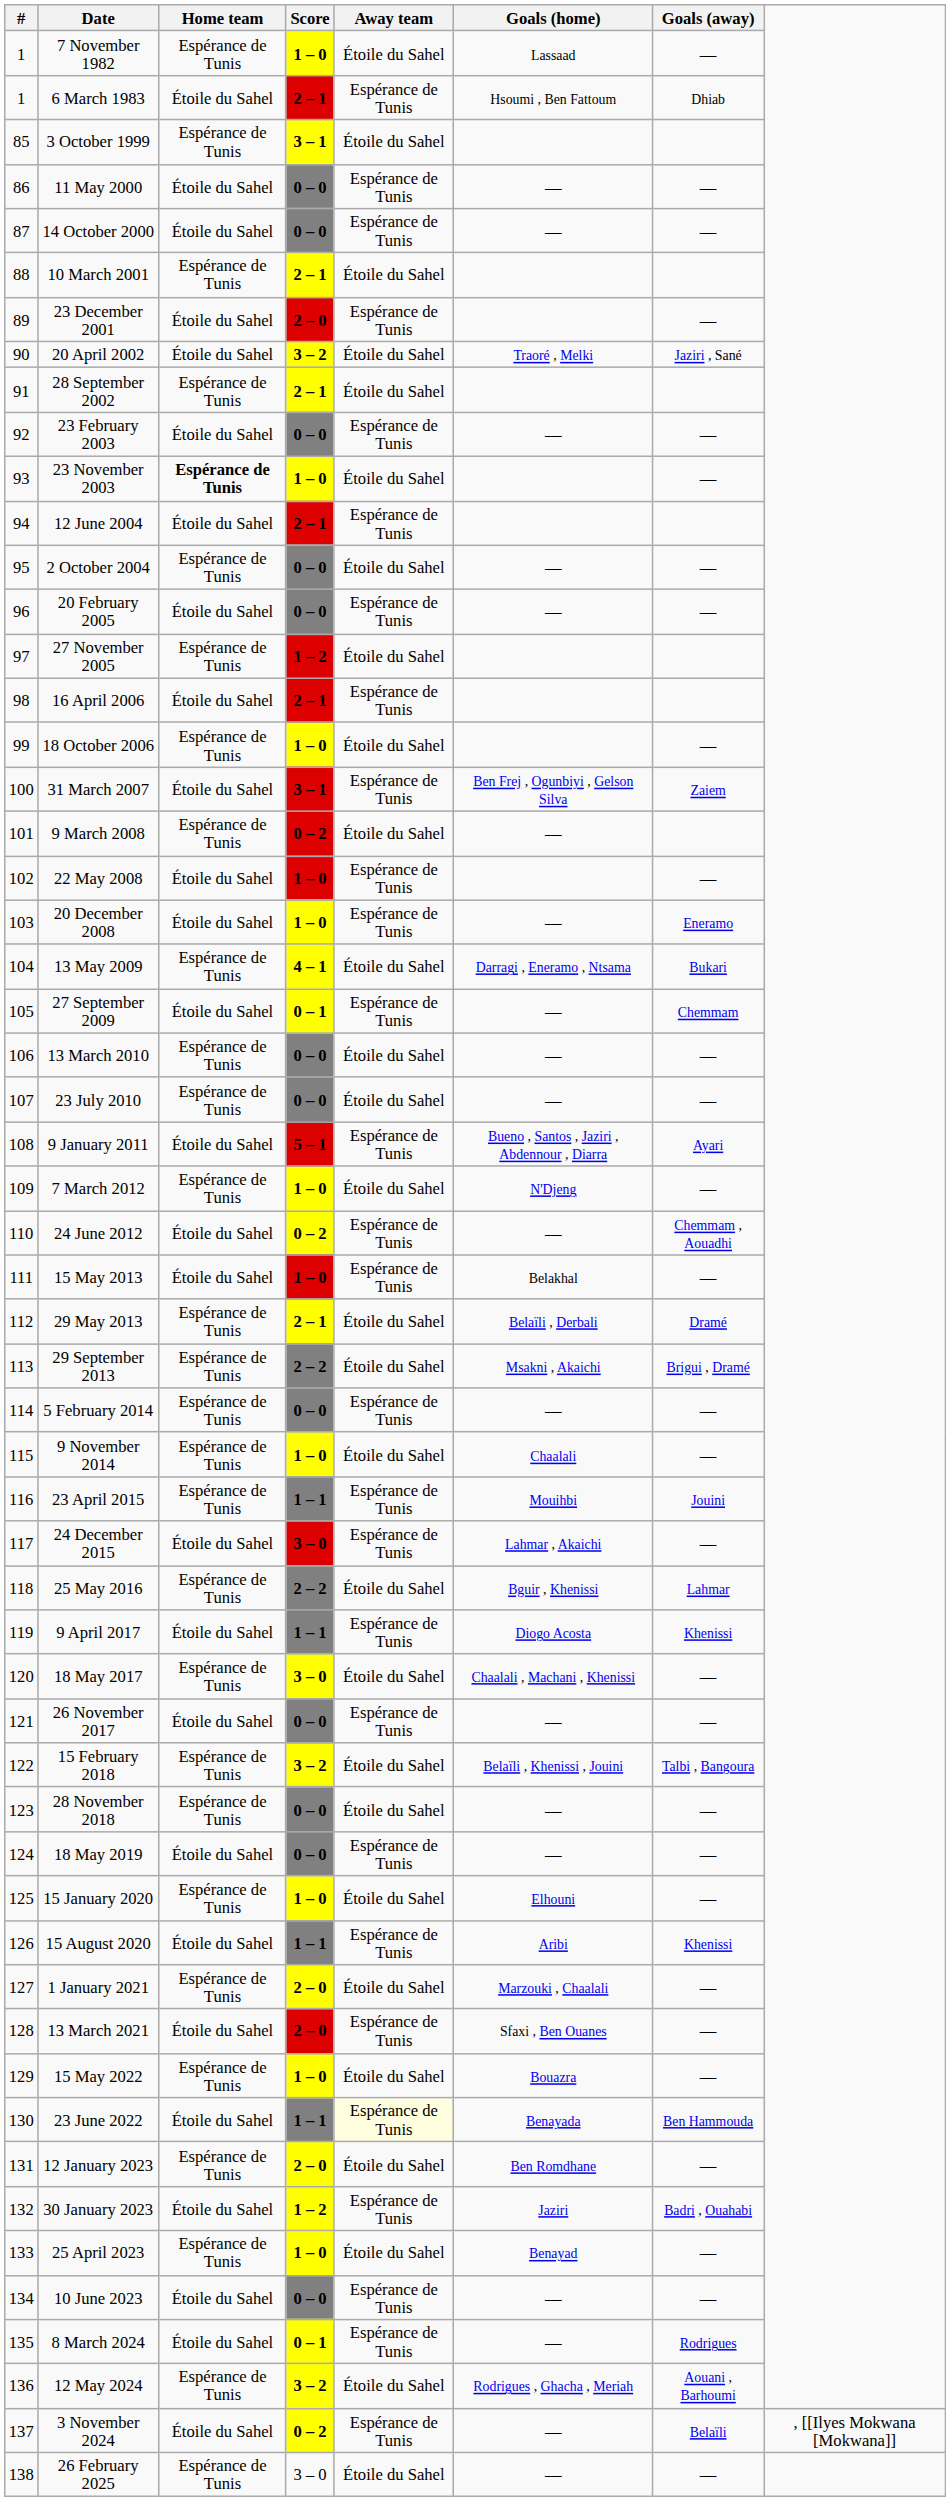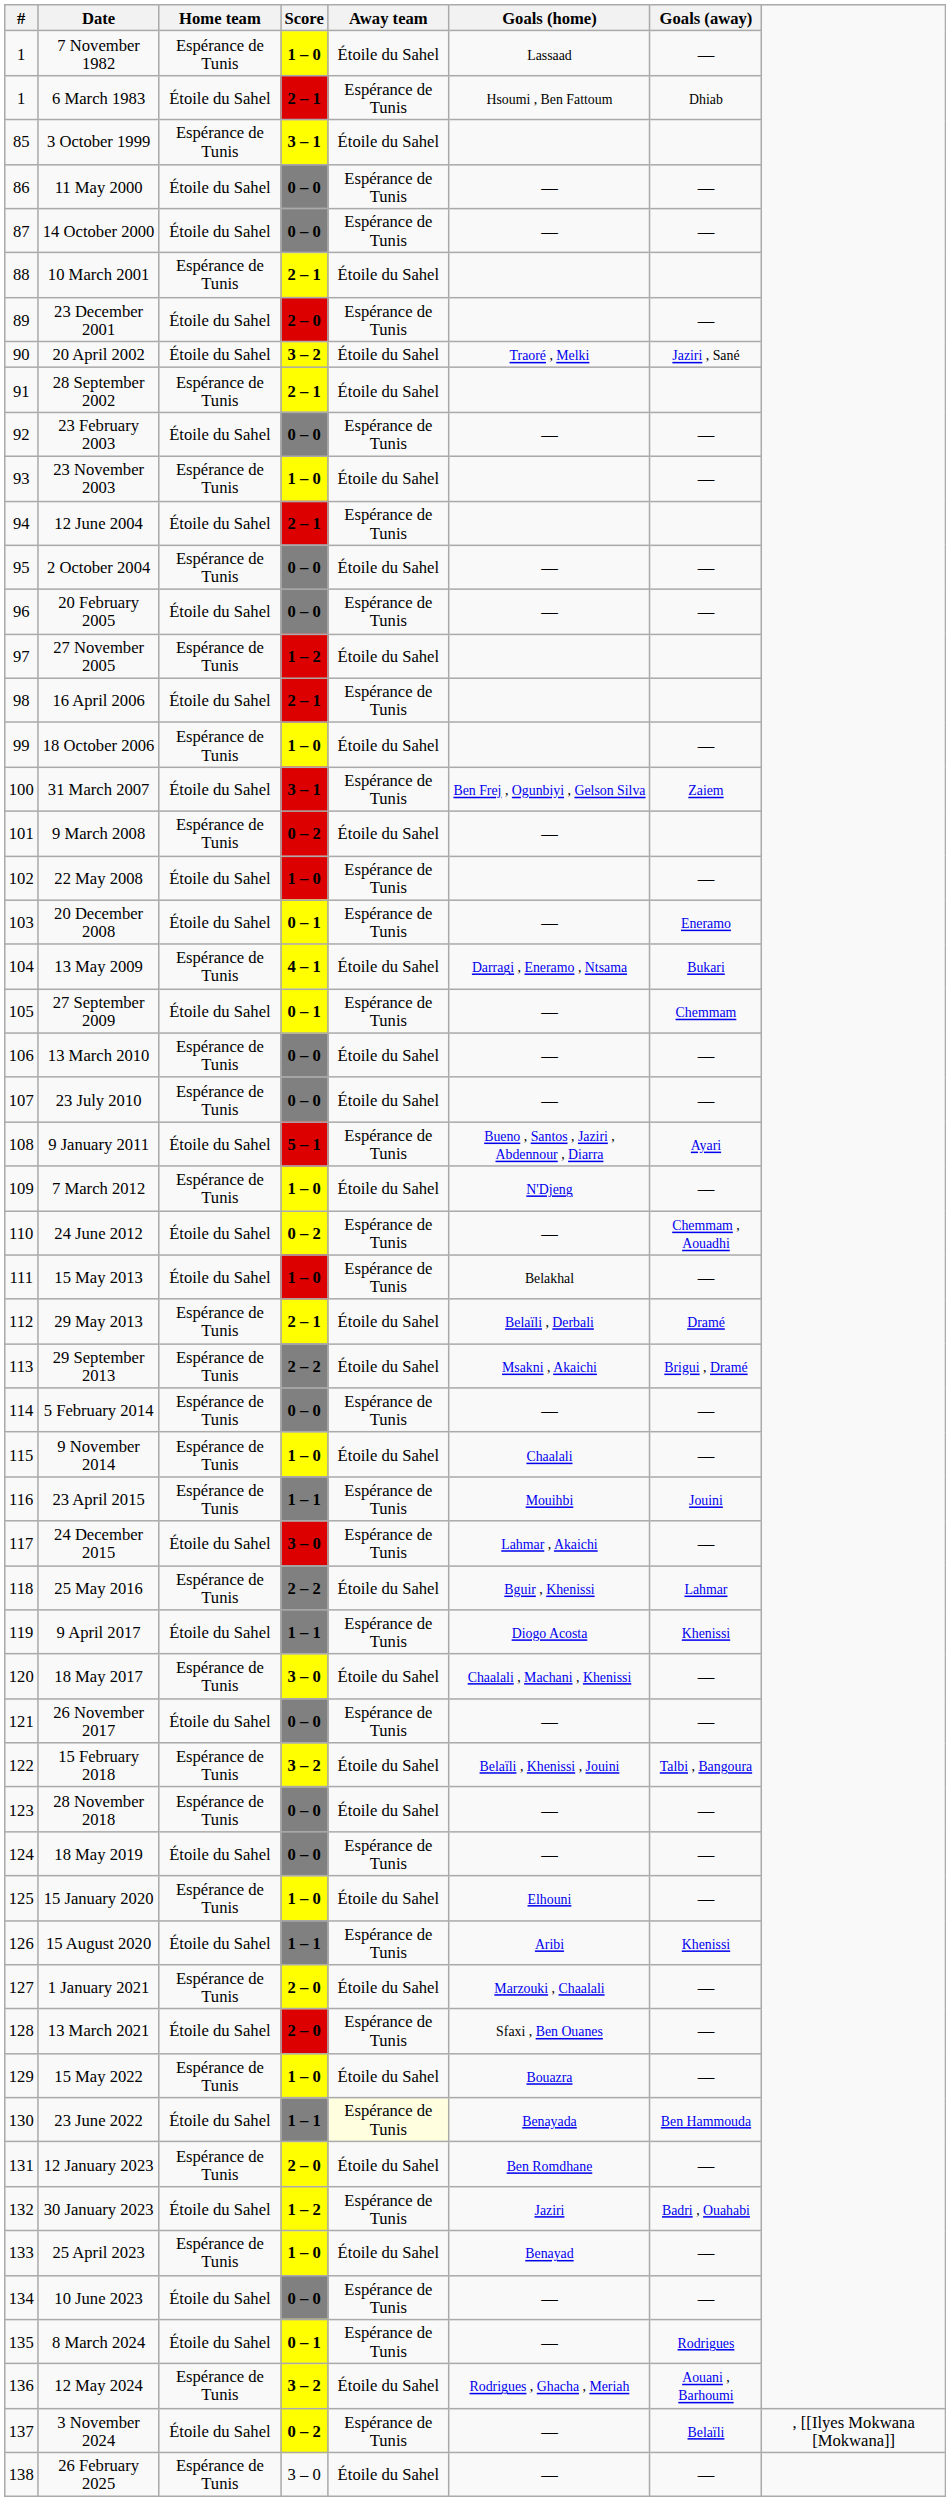(222, 479) bold -> (220, 479) normal
(310, 922) 1 – 0 -> (304, 922) 0 – 1
